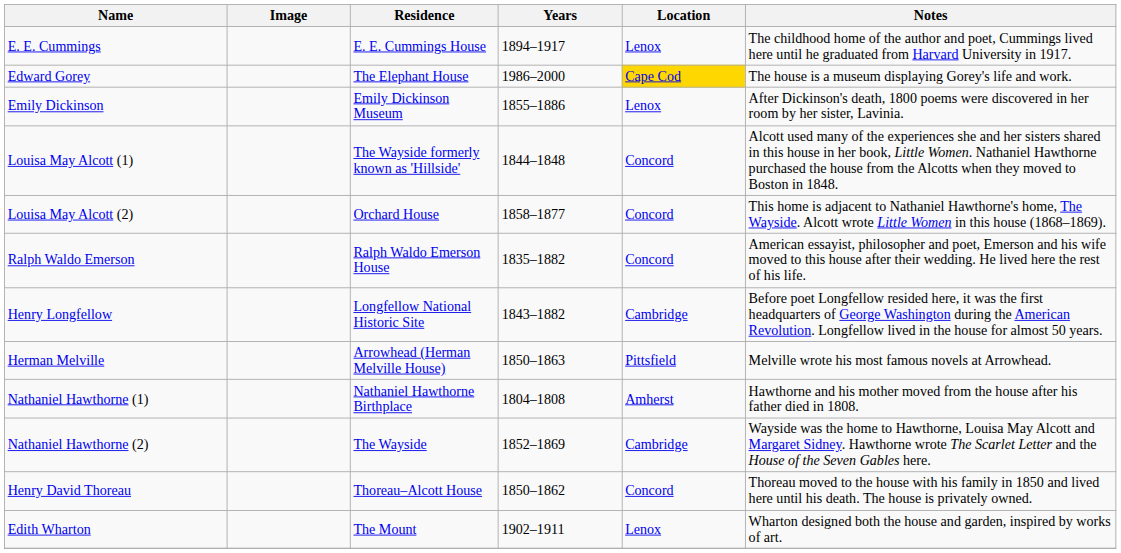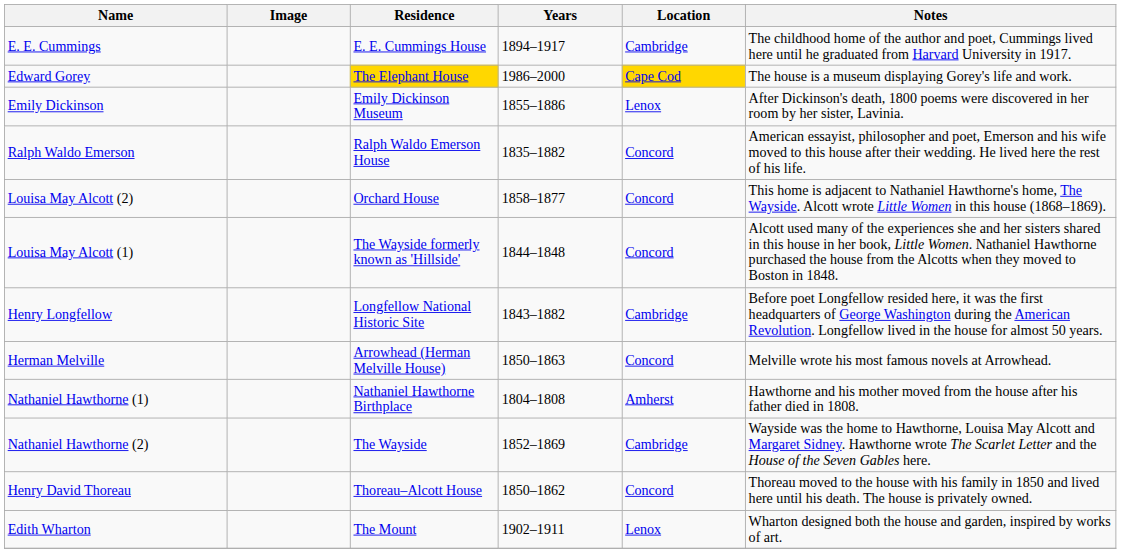(643, 45) Lenox -> (656, 45) Cambridge
(411, 76) no background -> (411, 76) gold background
rows swapped: (70, 160) <-> (71, 260)
(651, 360) Pittsfield -> (649, 360) Concord
